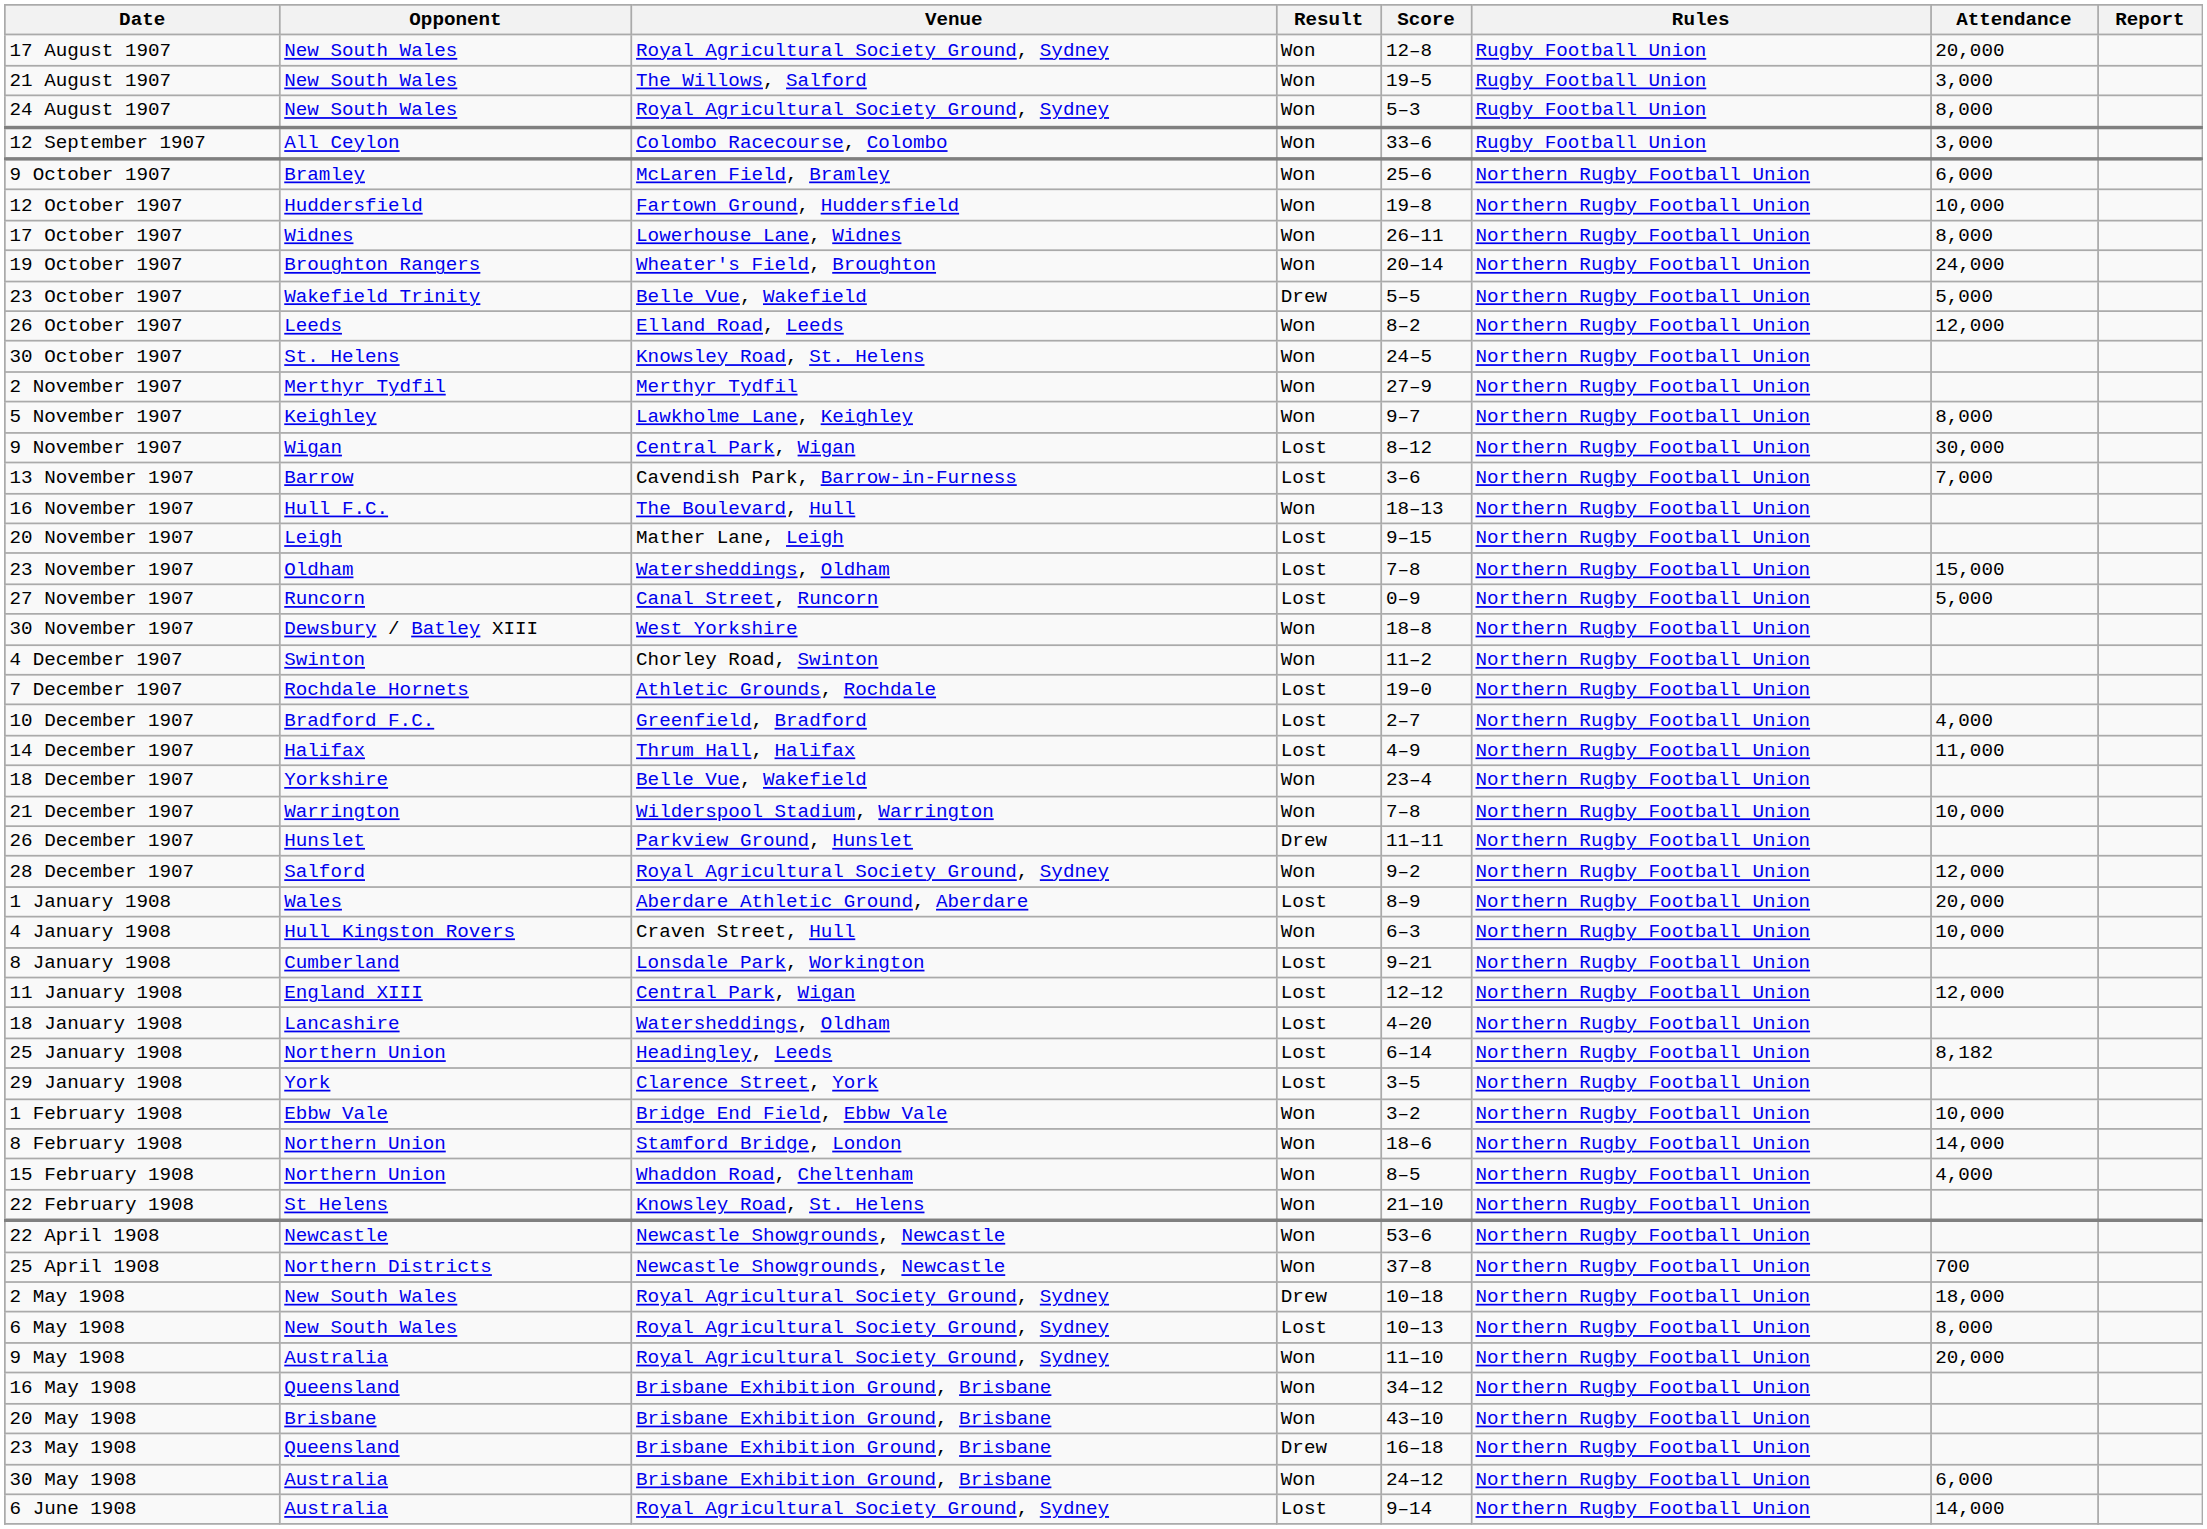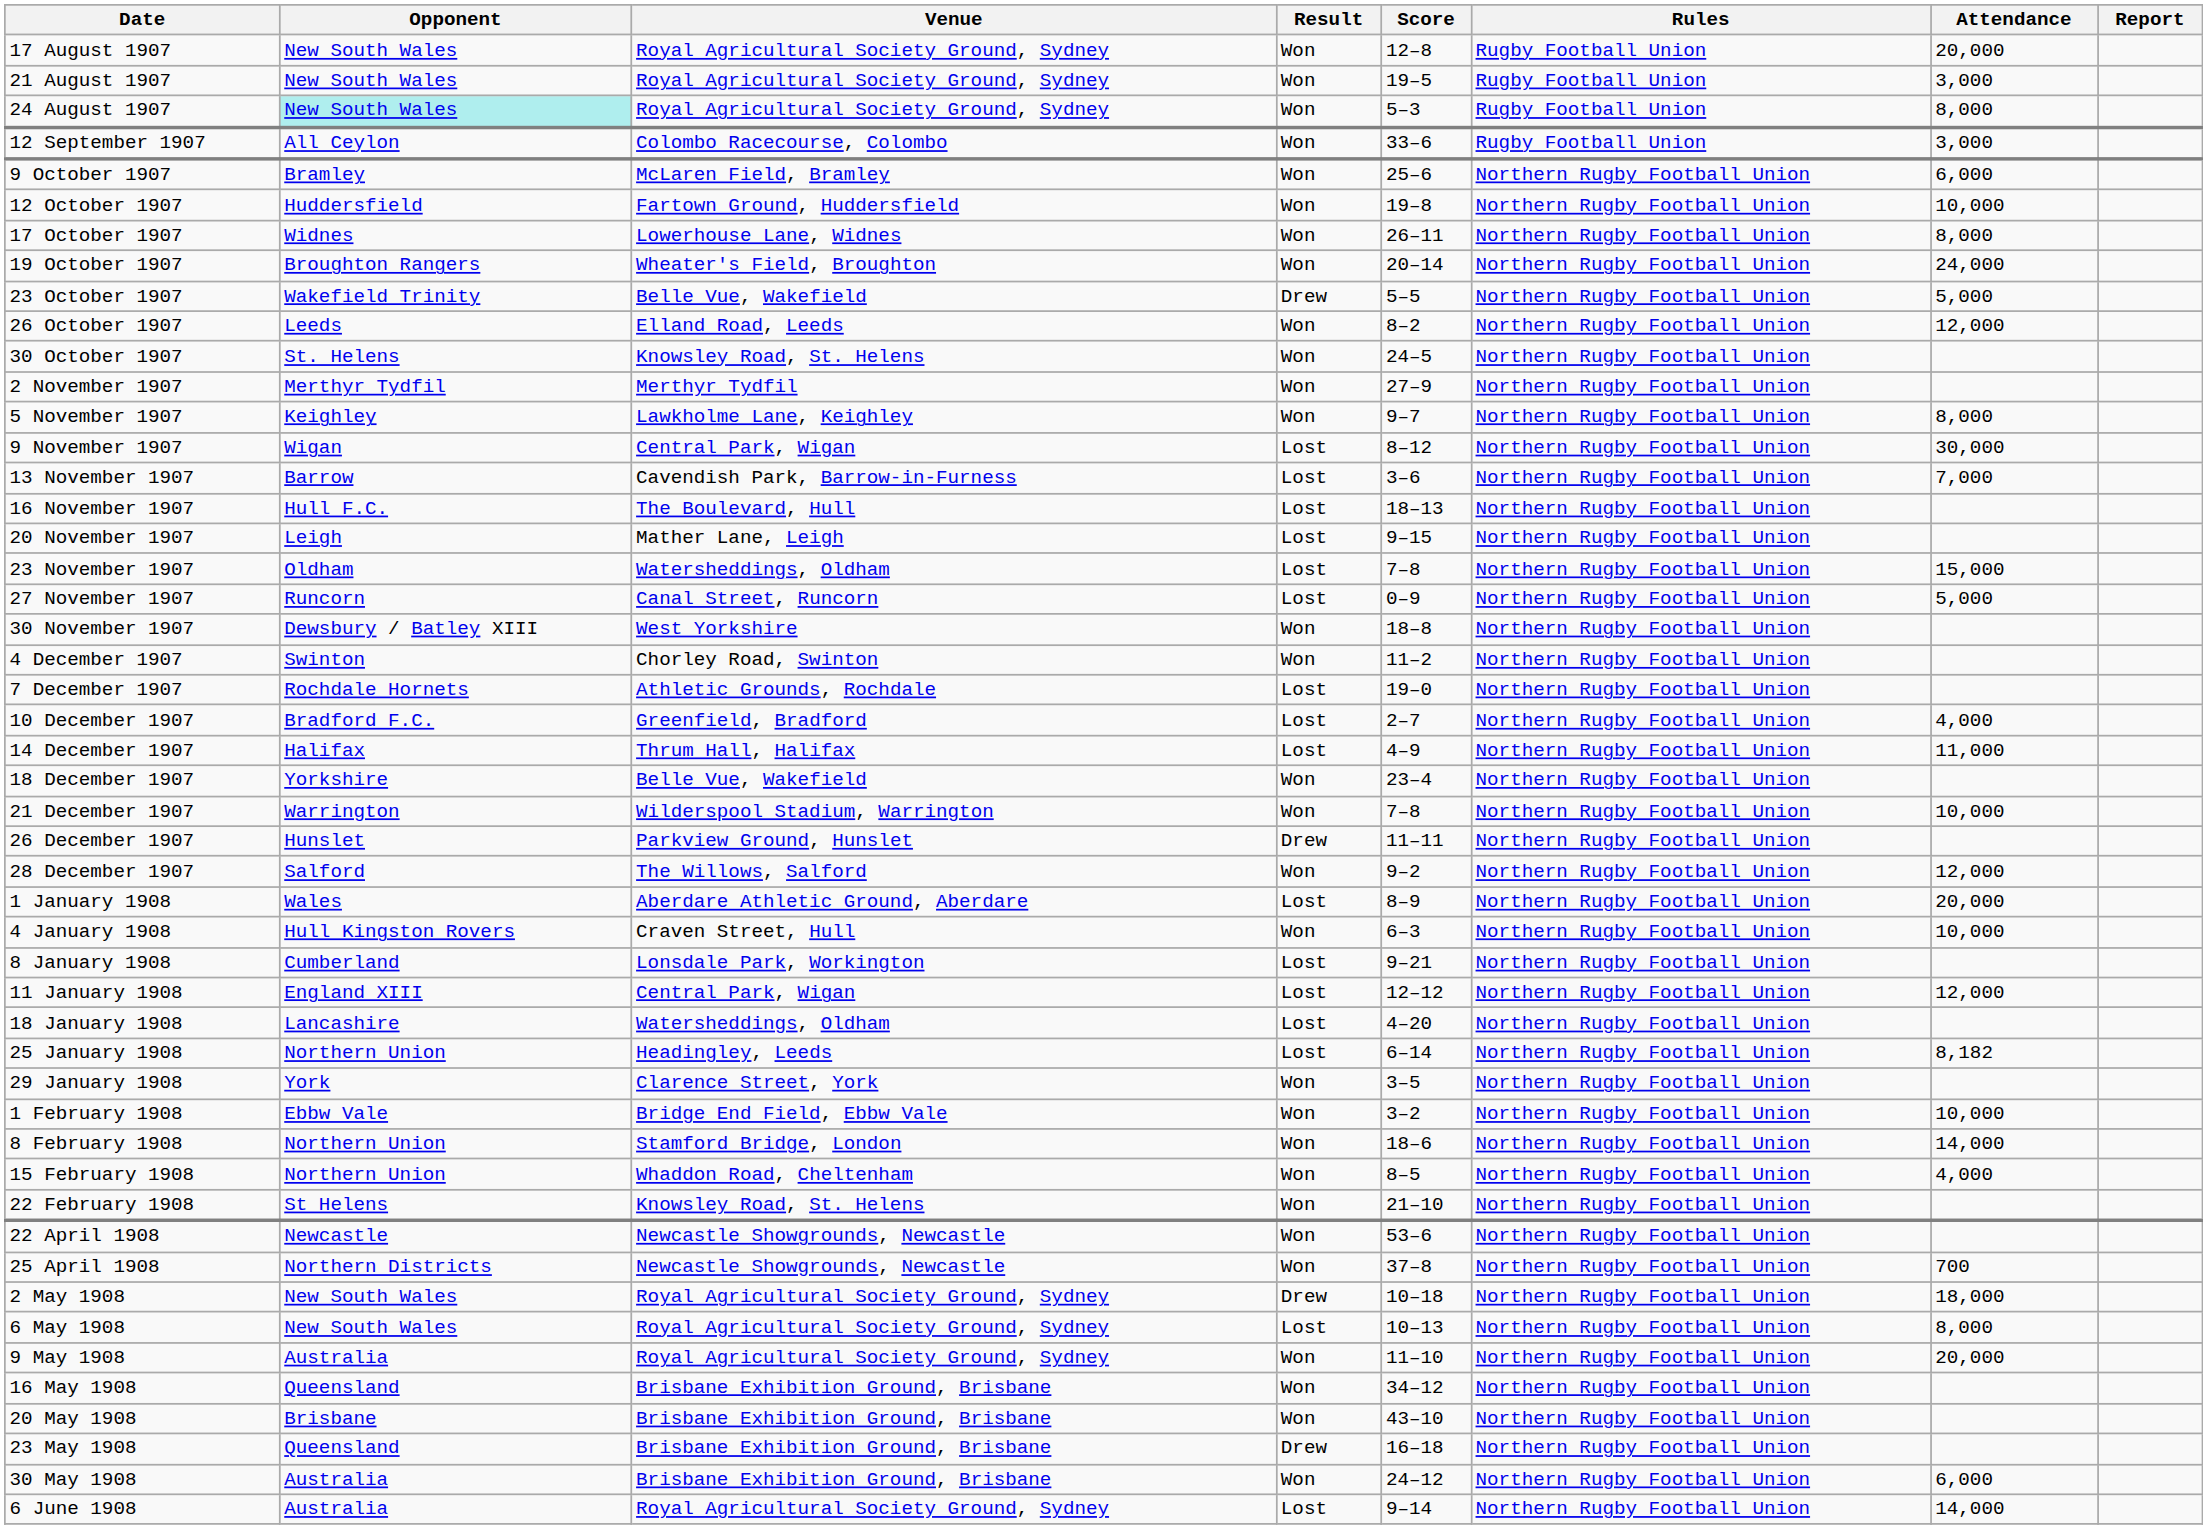(751, 81) The Willows, Salford -> (873, 81) Royal Agricultural Society Ground, Sydney
(371, 111) no background -> (371, 111) paleturquoise background
(1298, 508) Won -> (1304, 508) Lost
(873, 872) Royal Agricultural Society Ground, Sydney -> (751, 872) The Willows, Salford
(1304, 1084) Lost -> (1298, 1084) Won
